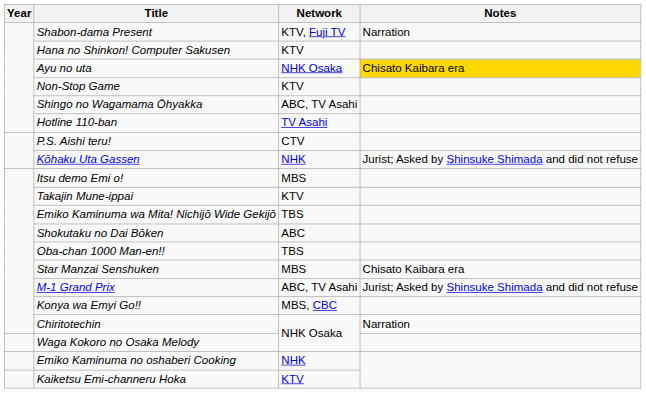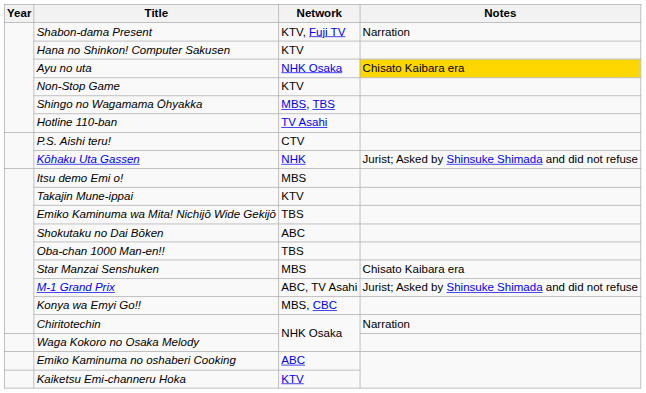(319, 104) ABC, TV Asahi -> (308, 104) MBS, TBS
(293, 360) NHK -> (293, 360) ABC
